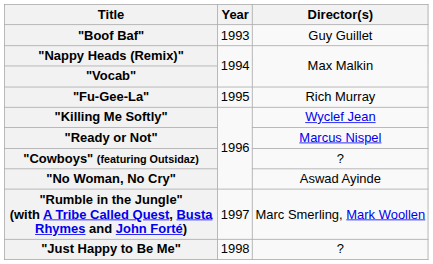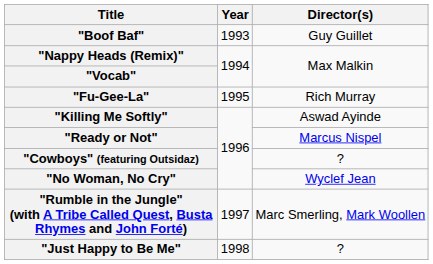(340, 117) Wyclef Jean -> (340, 117) Aswad Ayinde
(340, 179) Aswad Ayinde -> (340, 179) Wyclef Jean
